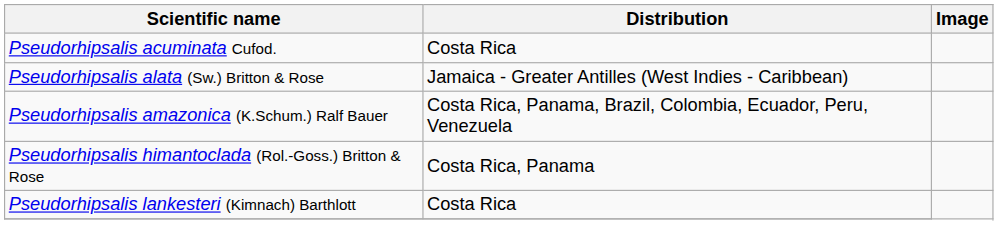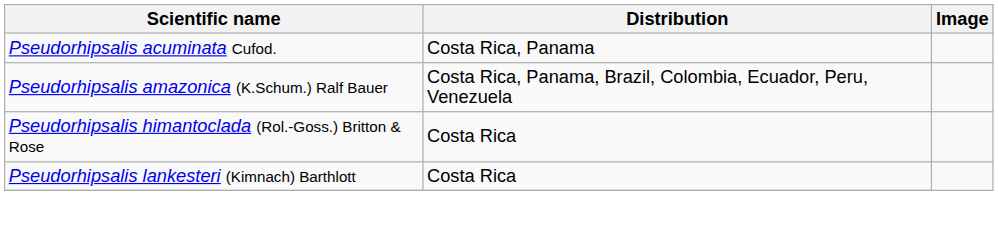(472, 47) Costa Rica -> (511, 47) Costa Rica, Panama
- row: (166, 76)
(511, 165) Costa Rica, Panama -> (472, 136) Costa Rica
